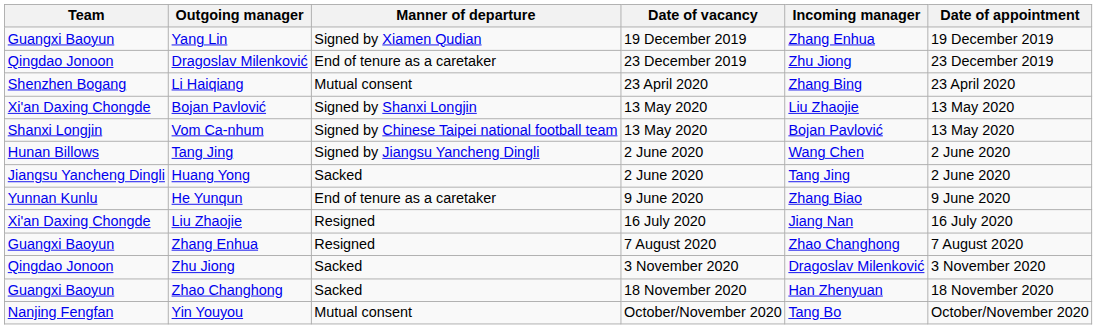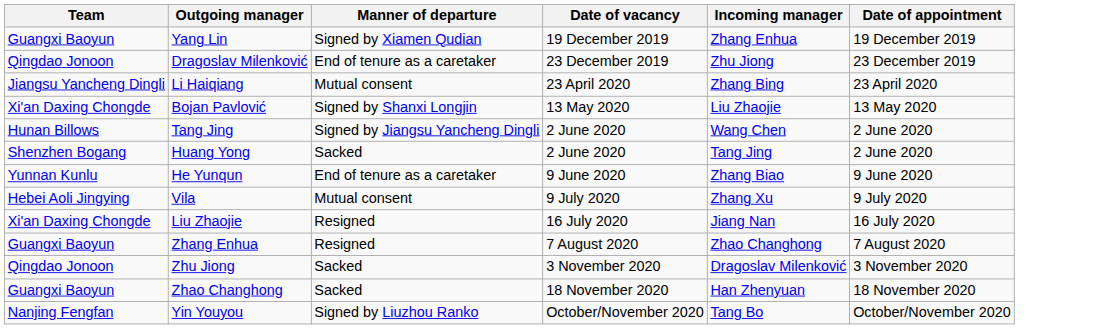(67, 84) Shenzhen Bogang -> (86, 84) Jiangsu Yancheng Dingli
- row: (218, 130)
(86, 175) Jiangsu Yancheng Dingli -> (67, 152) Shenzhen Bogang
+ row: (183, 198)
(363, 312) Mutual consent -> (396, 312) Signed by Liuzhou Ranko
